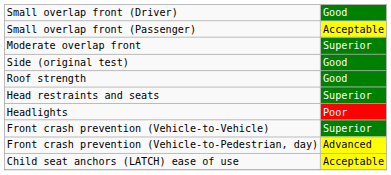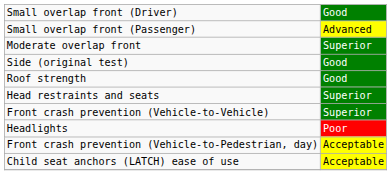(354, 29) Acceptable -> (347, 29) Advanced
rows swapped: (37, 112) <-> (138, 128)
(347, 145) Advanced -> (354, 145) Acceptable
